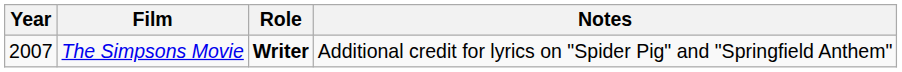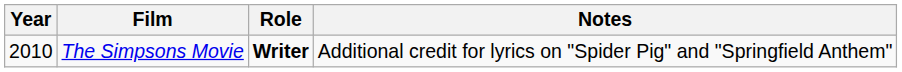(31, 50) 2007 -> (31, 50) 2010
